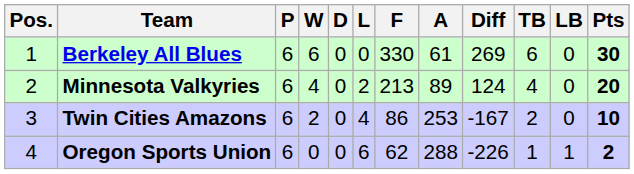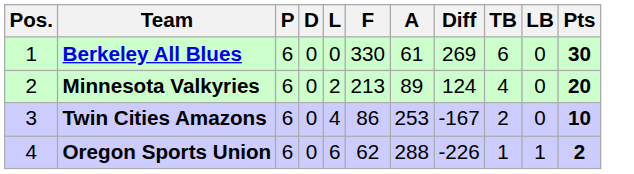- column: (314, 20)
